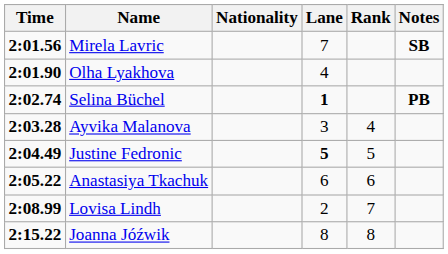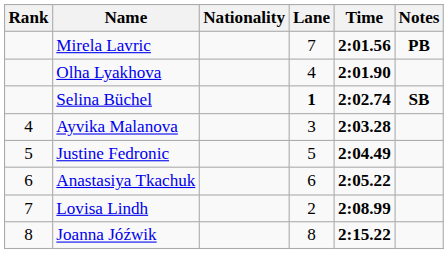columns swapped: (371, 18) <-> (35, 18)
(419, 45) SB -> (419, 45) PB
(419, 99) PB -> (419, 99) SB
(324, 153) bold -> (311, 153) normal
